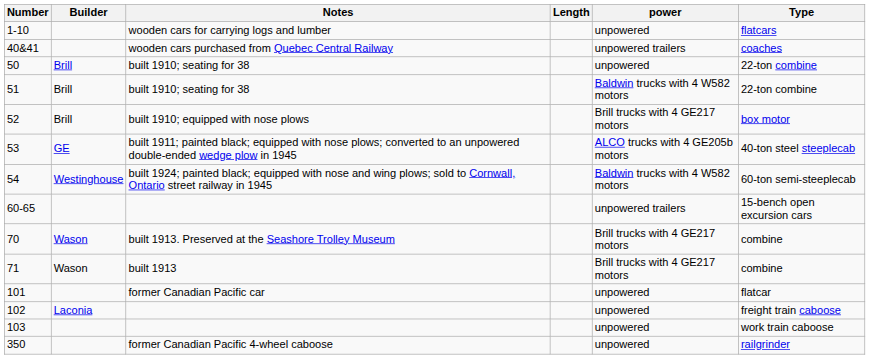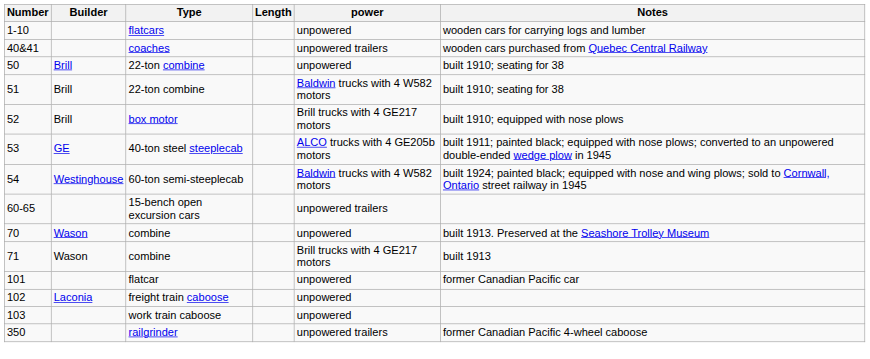columns swapped: (802, 13) <-> (338, 13)
(655, 239) Brill trucks with 4 GE217 motors -> (324, 232) unpowered
(622, 345) unpowered -> (342, 332) unpowered trailers
